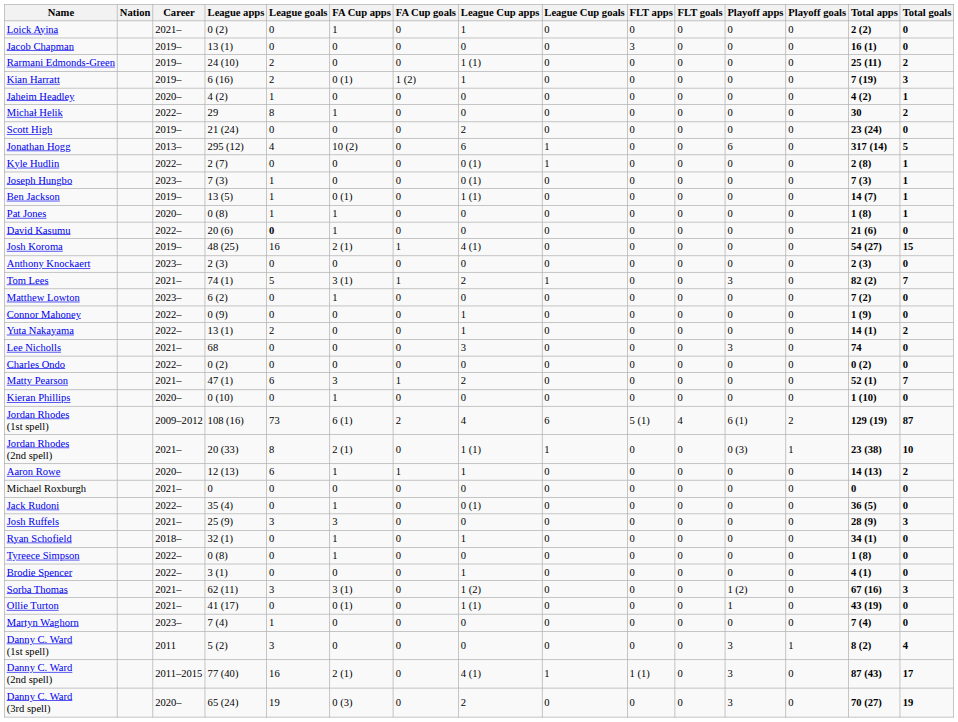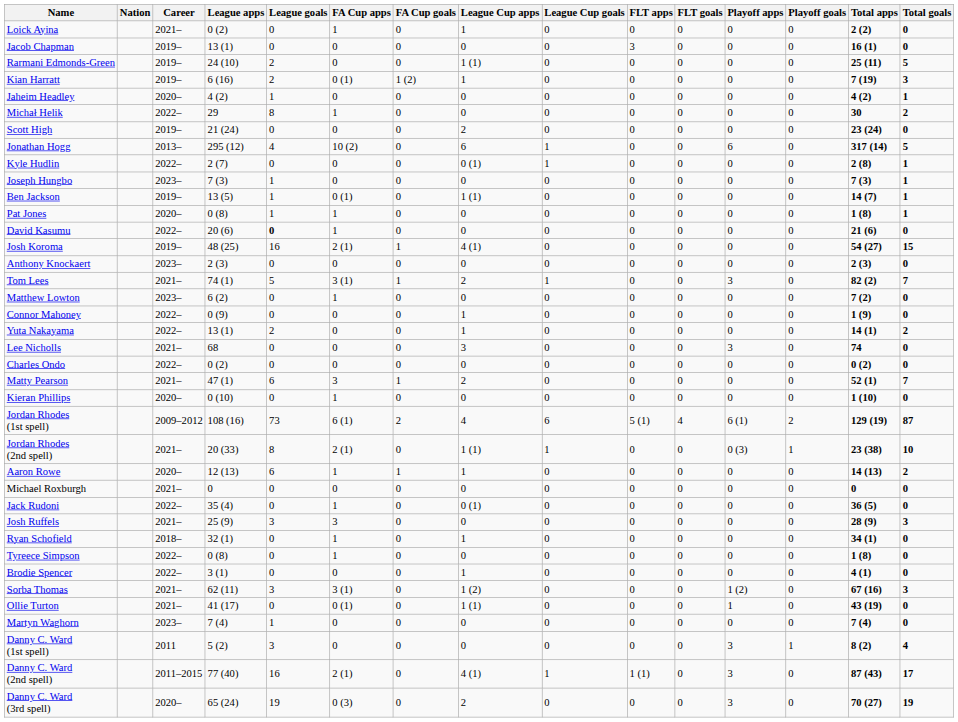(905, 63) 2 -> (905, 63) 5
(471, 180) 0 (1) -> (463, 180) 0
